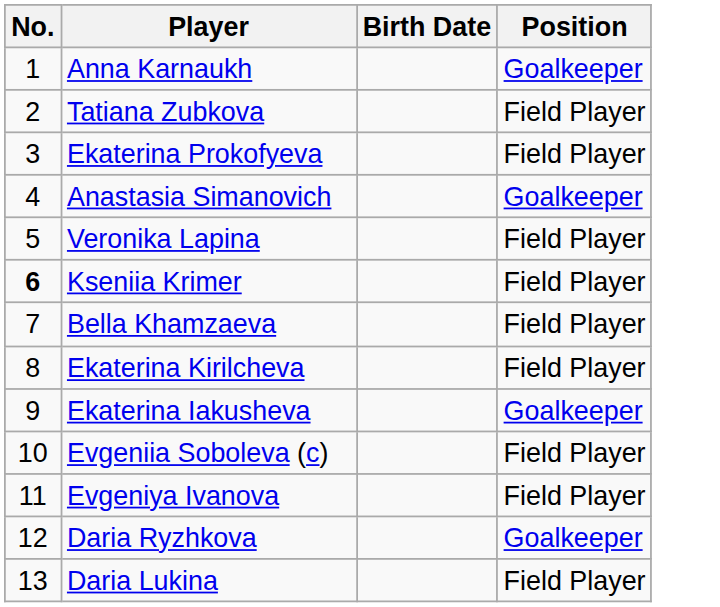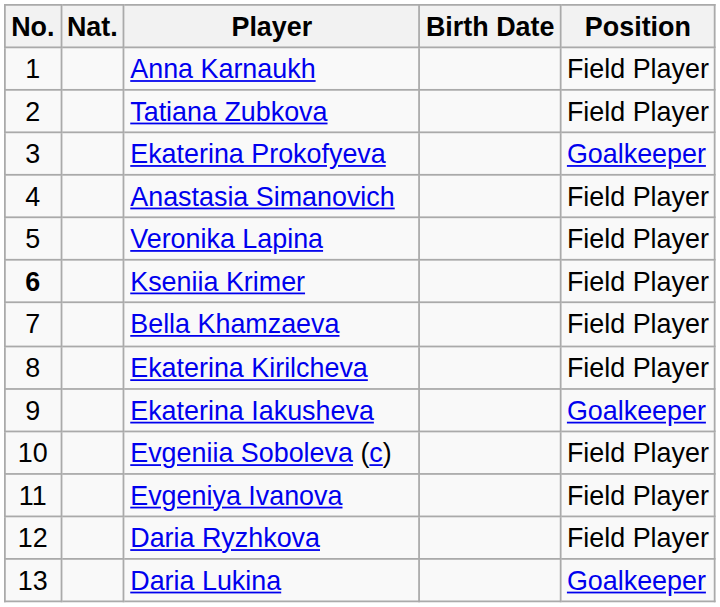+ column: (92, 26)
(573, 69) Goalkeeper -> (638, 69) Field Player
(575, 154) Field Player -> (636, 154) Goalkeeper
(573, 197) Goalkeeper -> (638, 197) Field Player
(573, 537) Goalkeeper -> (638, 537) Field Player
(575, 580) Field Player -> (636, 580) Goalkeeper
